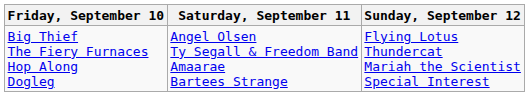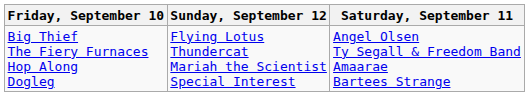columns swapped: (264, 15) <-> (443, 15)
